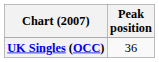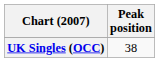(131, 47) 36 -> (131, 47) 38
